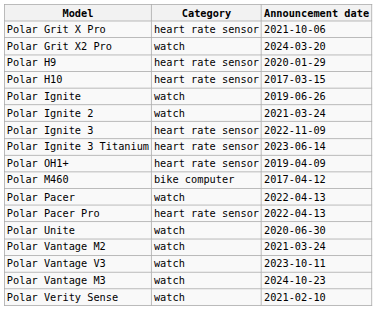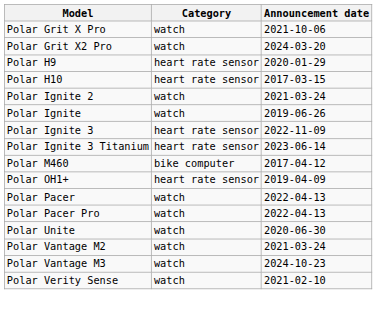(206, 30) heart rate sensor -> (169, 30) watch
rows swapped: (44, 96) <-> (50, 113)
rows swapped: (38, 180) <-> (38, 163)
(206, 214) heart rate sensor -> (169, 214) watch
- row: (56, 264)
